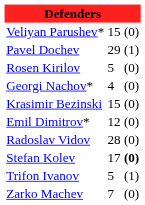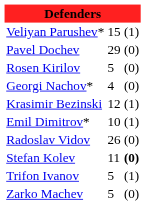(132, 31) (0) -> (132, 31) (1)
(132, 49) (1) -> (132, 49) (0)
(114, 103) 15 -> (114, 103) 12
(132, 103) (0) -> (132, 103) (1)
(114, 121) 12 -> (114, 121) 10
(132, 121) (0) -> (132, 121) (1)
(114, 139) 28 -> (114, 139) 26
(114, 157) 17 -> (114, 157) 11
(111, 194) 7 -> (111, 194) 5
